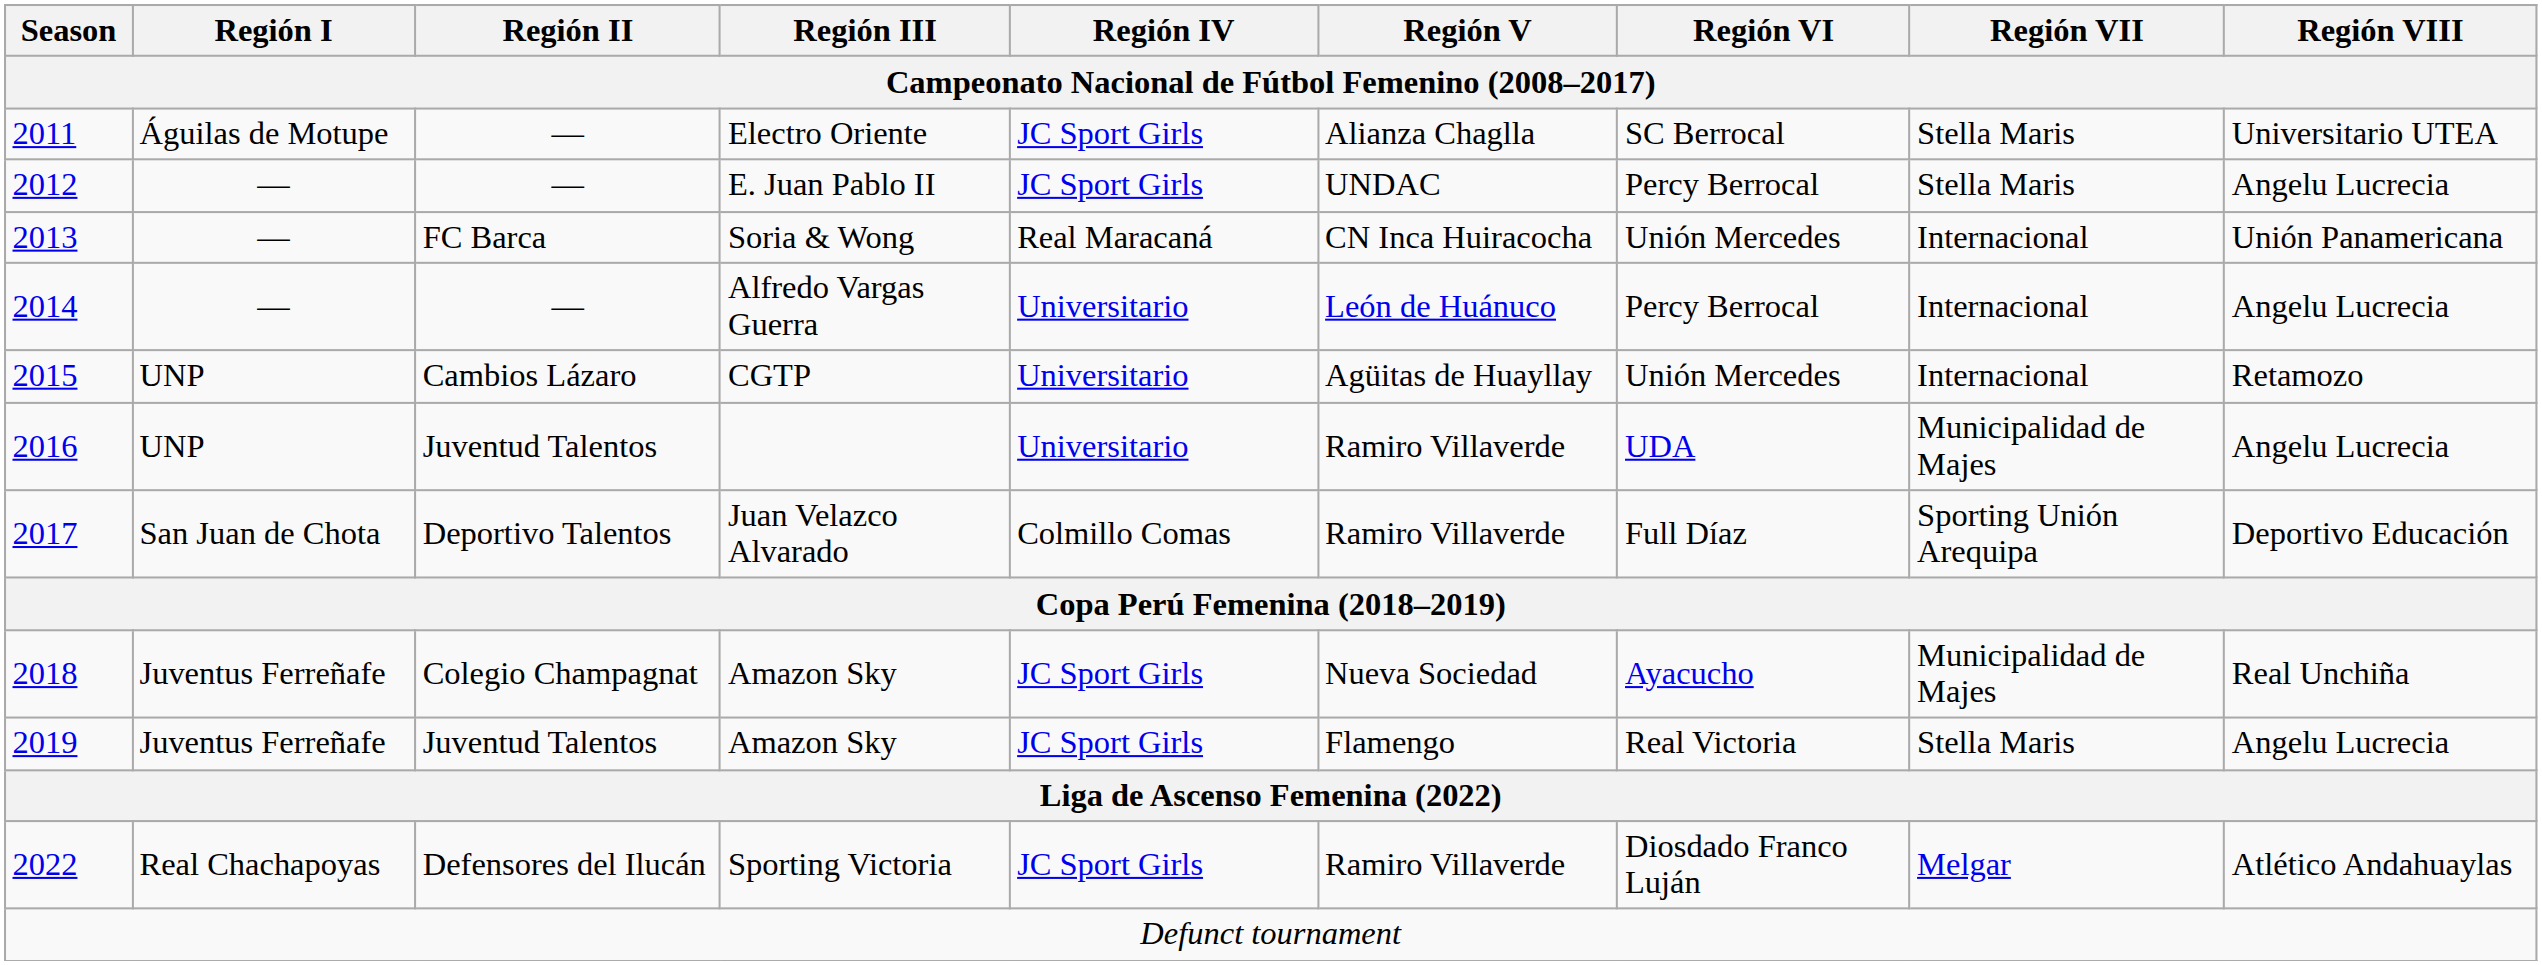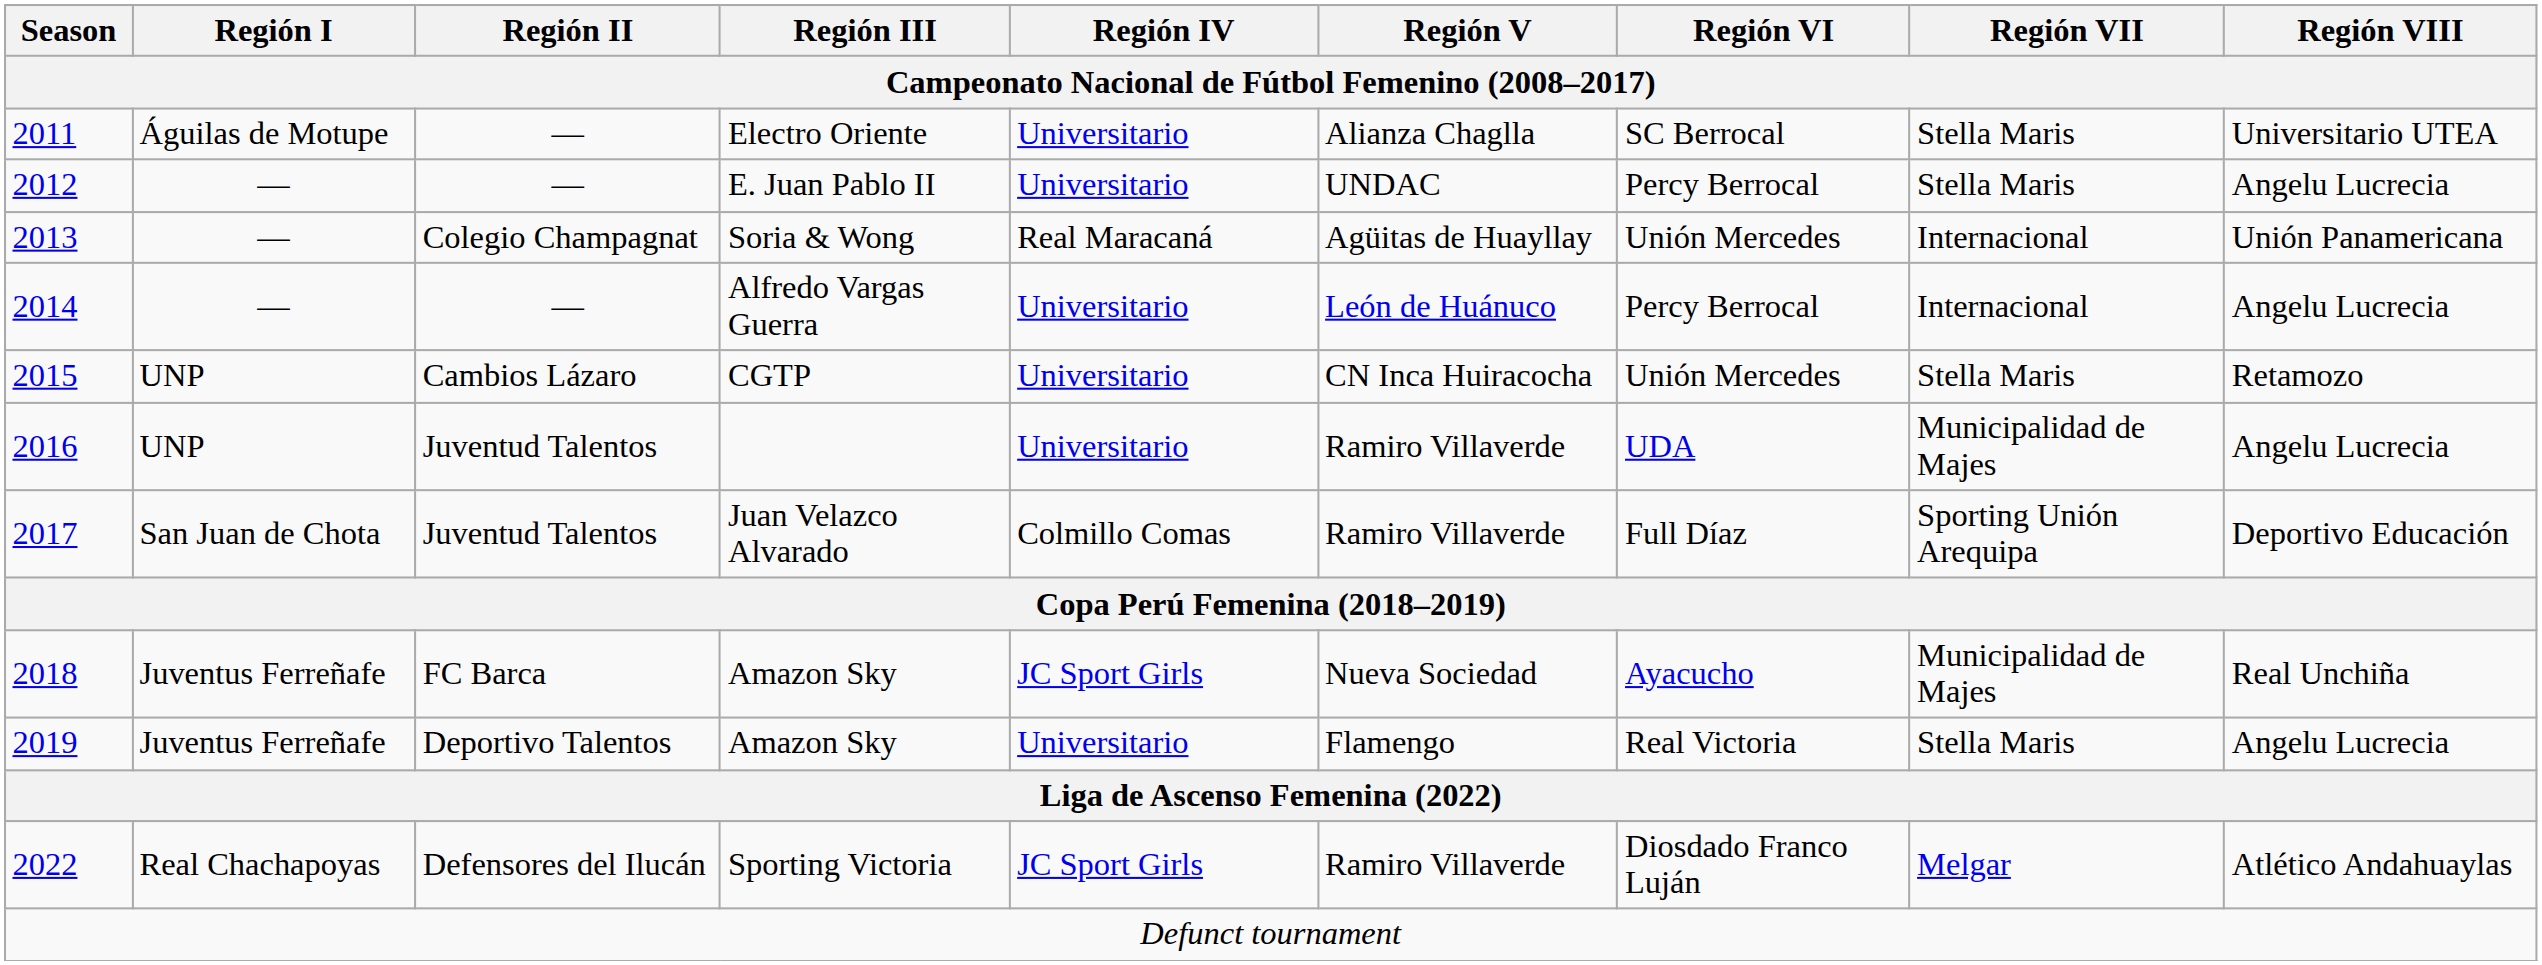(1110, 133) JC Sport Girls -> (1103, 133) Universitario
(1110, 184) JC Sport Girls -> (1103, 184) Universitario
(484, 236) FC Barca -> (560, 236) Colegio Champagnat
(1459, 236) CN Inca Huiracocha -> (1459, 236) Agüitas de Huayllay
(1459, 375) Agüitas de Huayllay -> (1459, 375) CN Inca Huiracocha
(2003, 375) Internacional -> (1996, 375) Stella Maris
(547, 533) Deportivo Talentos -> (540, 533) Juventud Talentos
(560, 673) Colegio Champagnat -> (484, 673) FC Barca
(540, 743) Juventud Talentos -> (547, 743) Deportivo Talentos
(1110, 743) JC Sport Girls -> (1103, 743) Universitario
